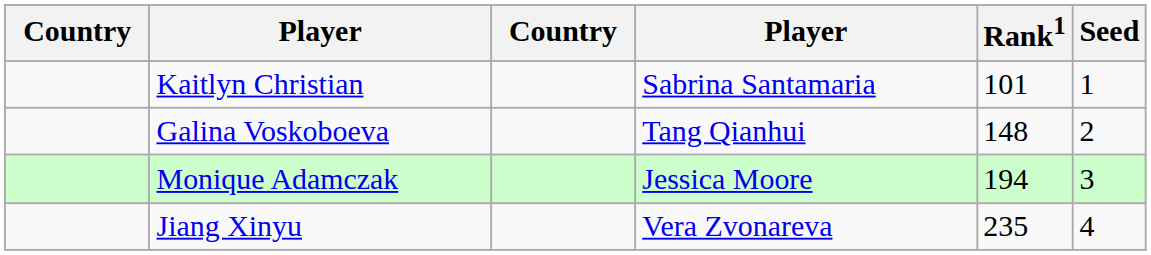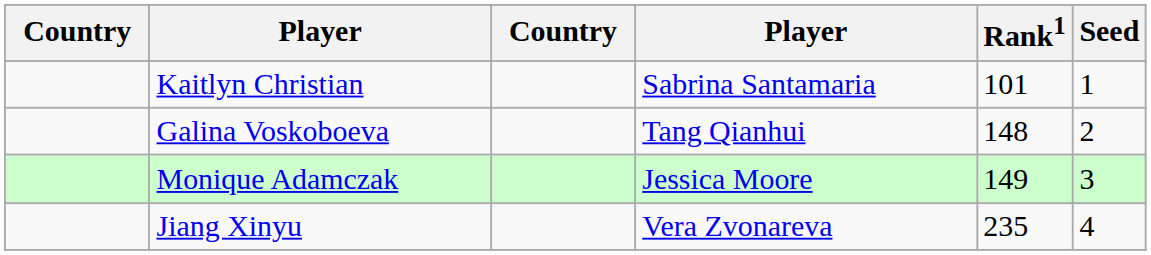(1006, 178) 194 -> (1006, 178) 149
